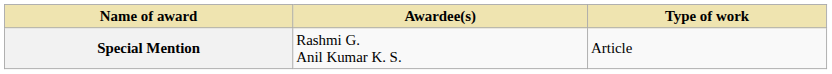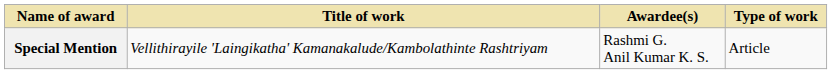+ column: (363, 16)
